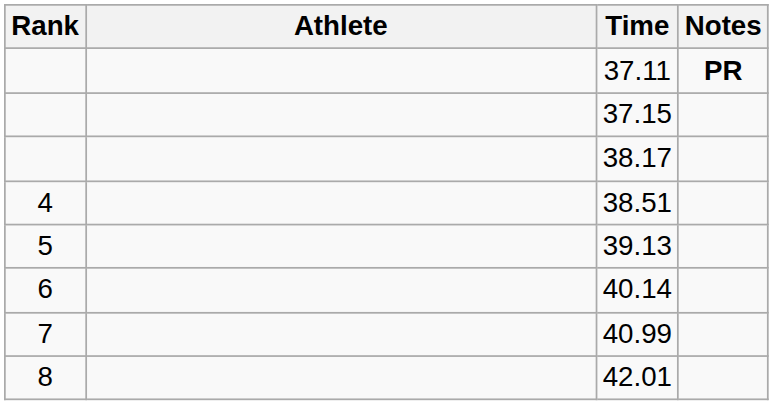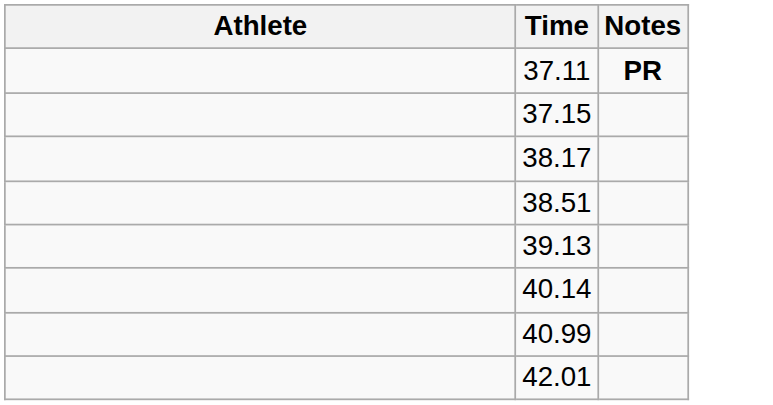- column: (45, 26)
